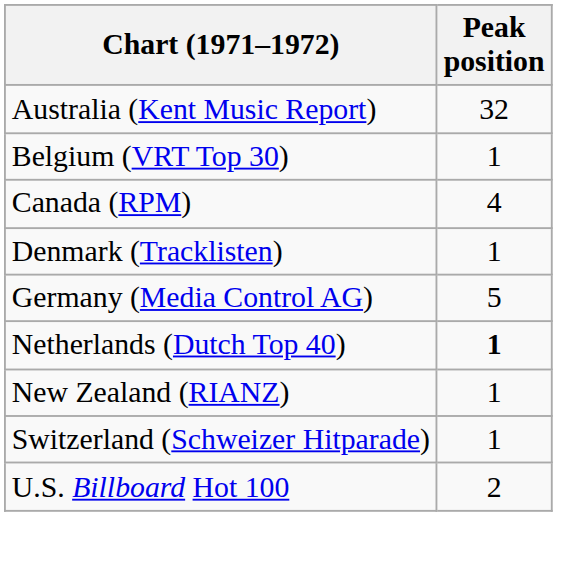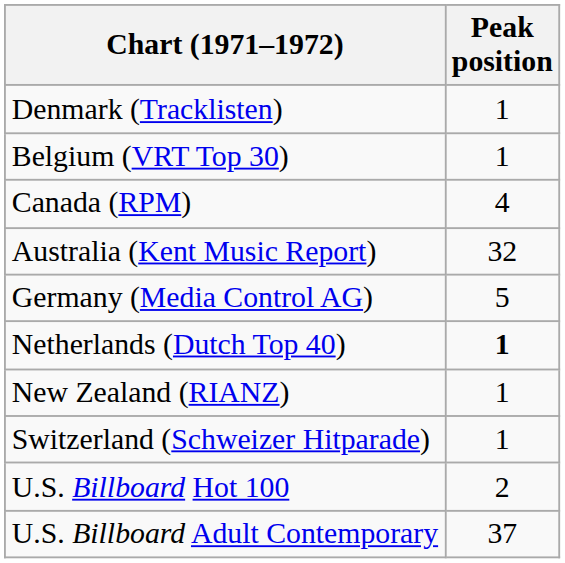rows swapped: (194, 108) <-> (147, 250)
+ row: (225, 533)
